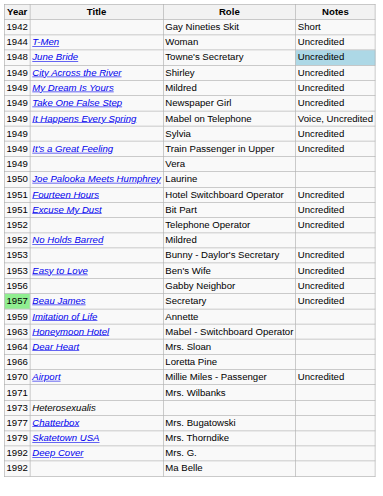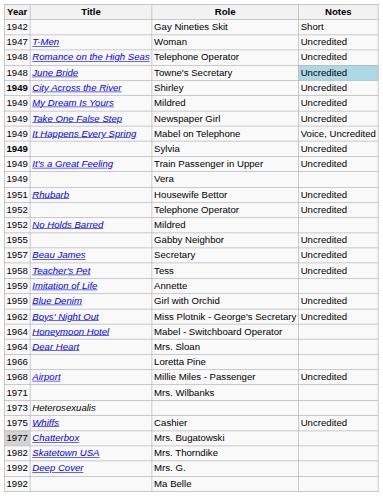(17, 42) 1944 -> (17, 42) 1947
+ row: (91, 57)
(17, 73) normal -> (17, 88) bold
(17, 133) normal -> (17, 149) bold
- row: (97, 179)
- row: (66, 194)
- row: (67, 210)
+ row: (51, 194)
- row: (97, 256)
- row: (60, 270)
(17, 286) 1956 -> (17, 240) 1955
(17, 301) lightgreen background -> (17, 255) no background
+ row: (61, 270)
+ row: (57, 301)
+ row: (65, 316)
(17, 331) 1963 -> (17, 331) 1964
(17, 377) 1970 -> (17, 377) 1968
+ row: (46, 423)
(17, 423) no background -> (17, 438) lightgrey background
(17, 438) 1979 -> (17, 453) 1982
